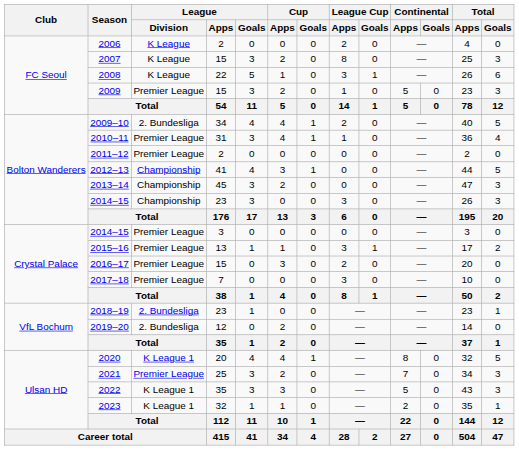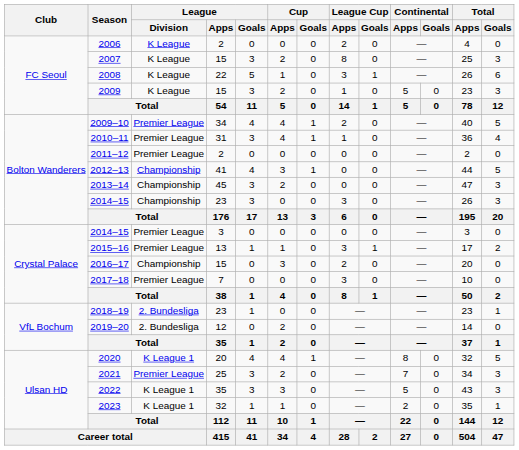(169, 91) Premier League -> (169, 91) K League
(169, 122) 2. Bundesliga -> (169, 122) Premier League
(169, 264) Premier League -> (169, 264) Championship
